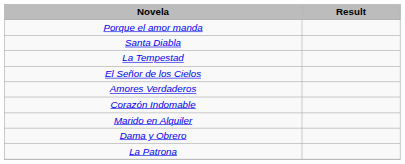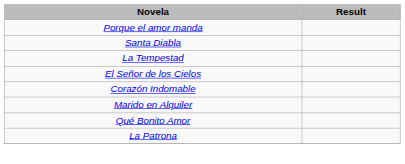- row: (153, 89)
+ row: (153, 120)
- row: (153, 136)
